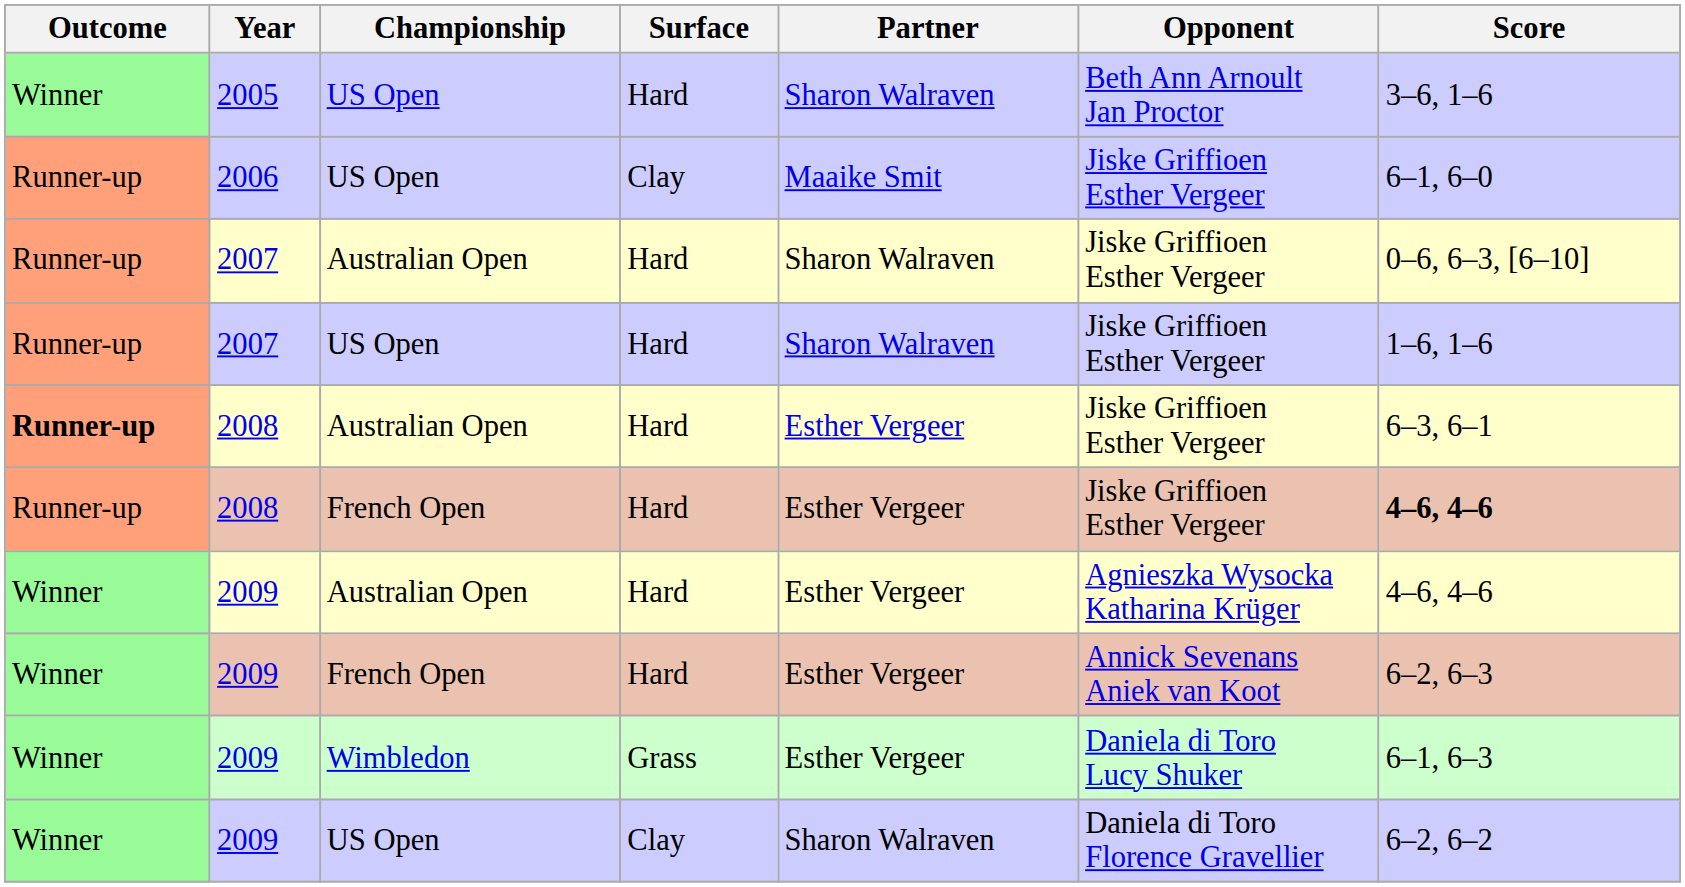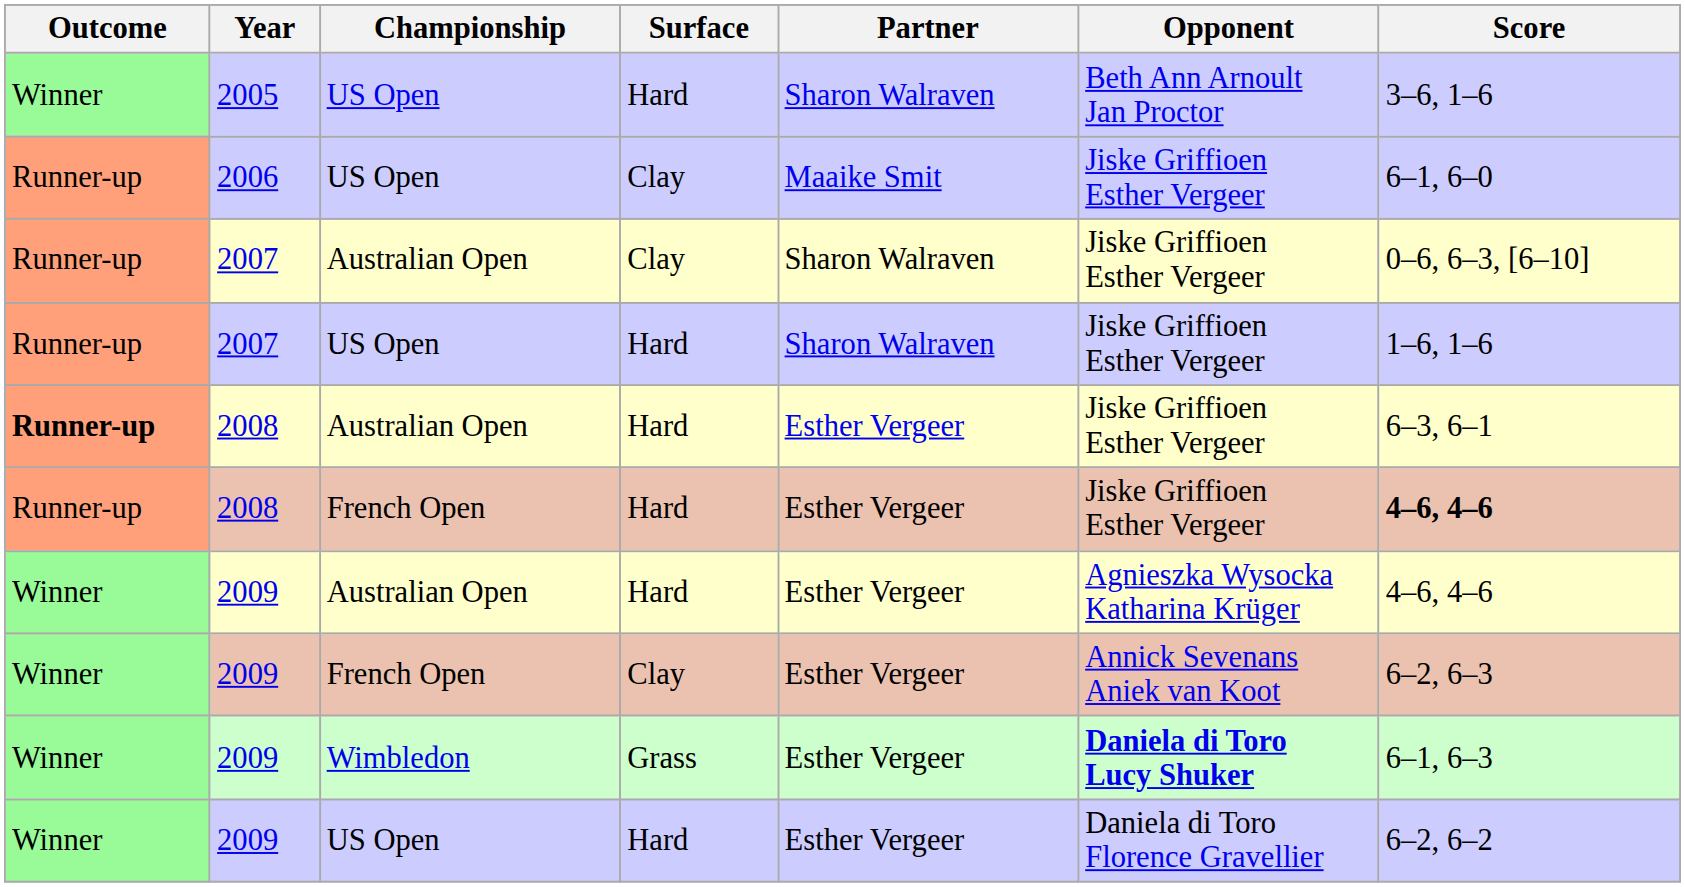(658, 260) Hard -> (656, 260) Clay
(658, 674) Hard -> (656, 674) Clay
(1181, 757) normal -> (1186, 757) bold
(656, 840) Clay -> (658, 840) Hard
(890, 840) Sharon Walraven -> (874, 840) Esther Vergeer
